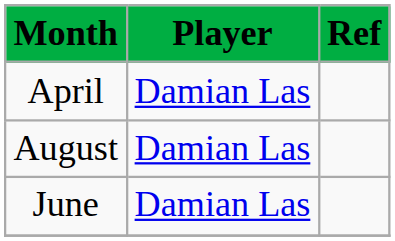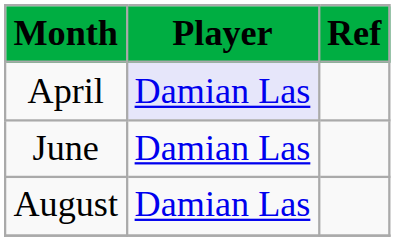(222, 90) no background -> (222, 90) lavender background
rows swapped: (66, 205) <-> (66, 147)
